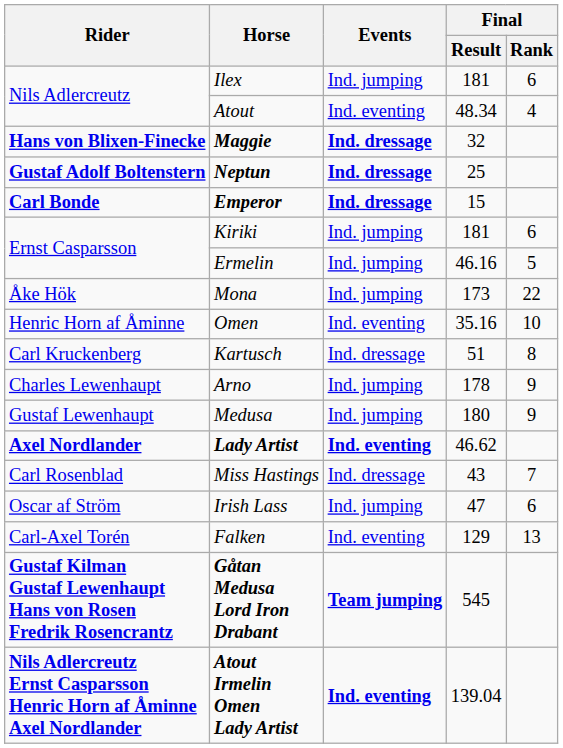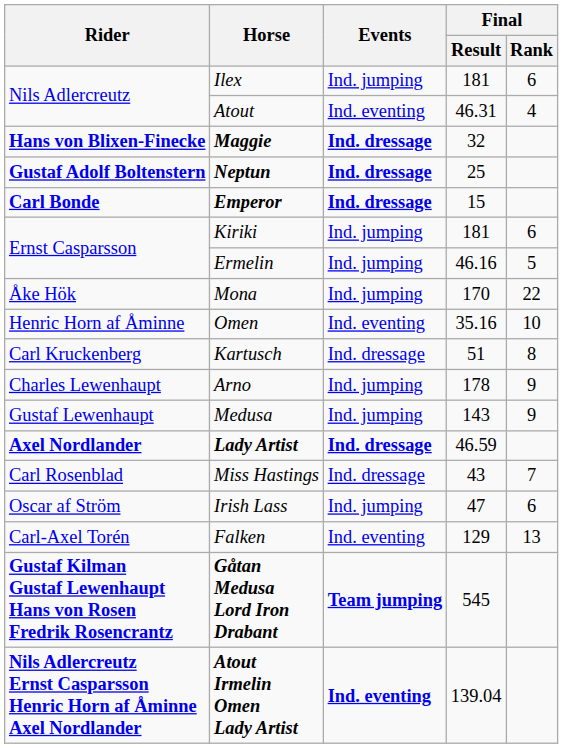(476, 111) 48.34 -> (476, 111) 46.31
(476, 293) 173 -> (476, 293) 170
(476, 415) 180 -> (476, 415) 143
(379, 445) Ind. eventing -> (380, 445) Ind. dressage
(476, 445) 46.62 -> (476, 445) 46.59
